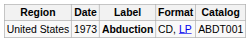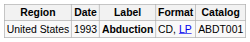(86, 29) 1973 -> (86, 29) 1993
